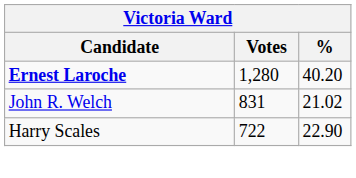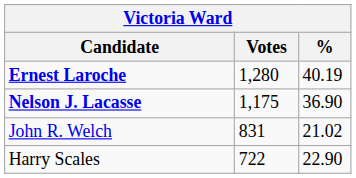(323, 74) 40.20 -> (323, 74) 40.19
+ row: (75, 103)
